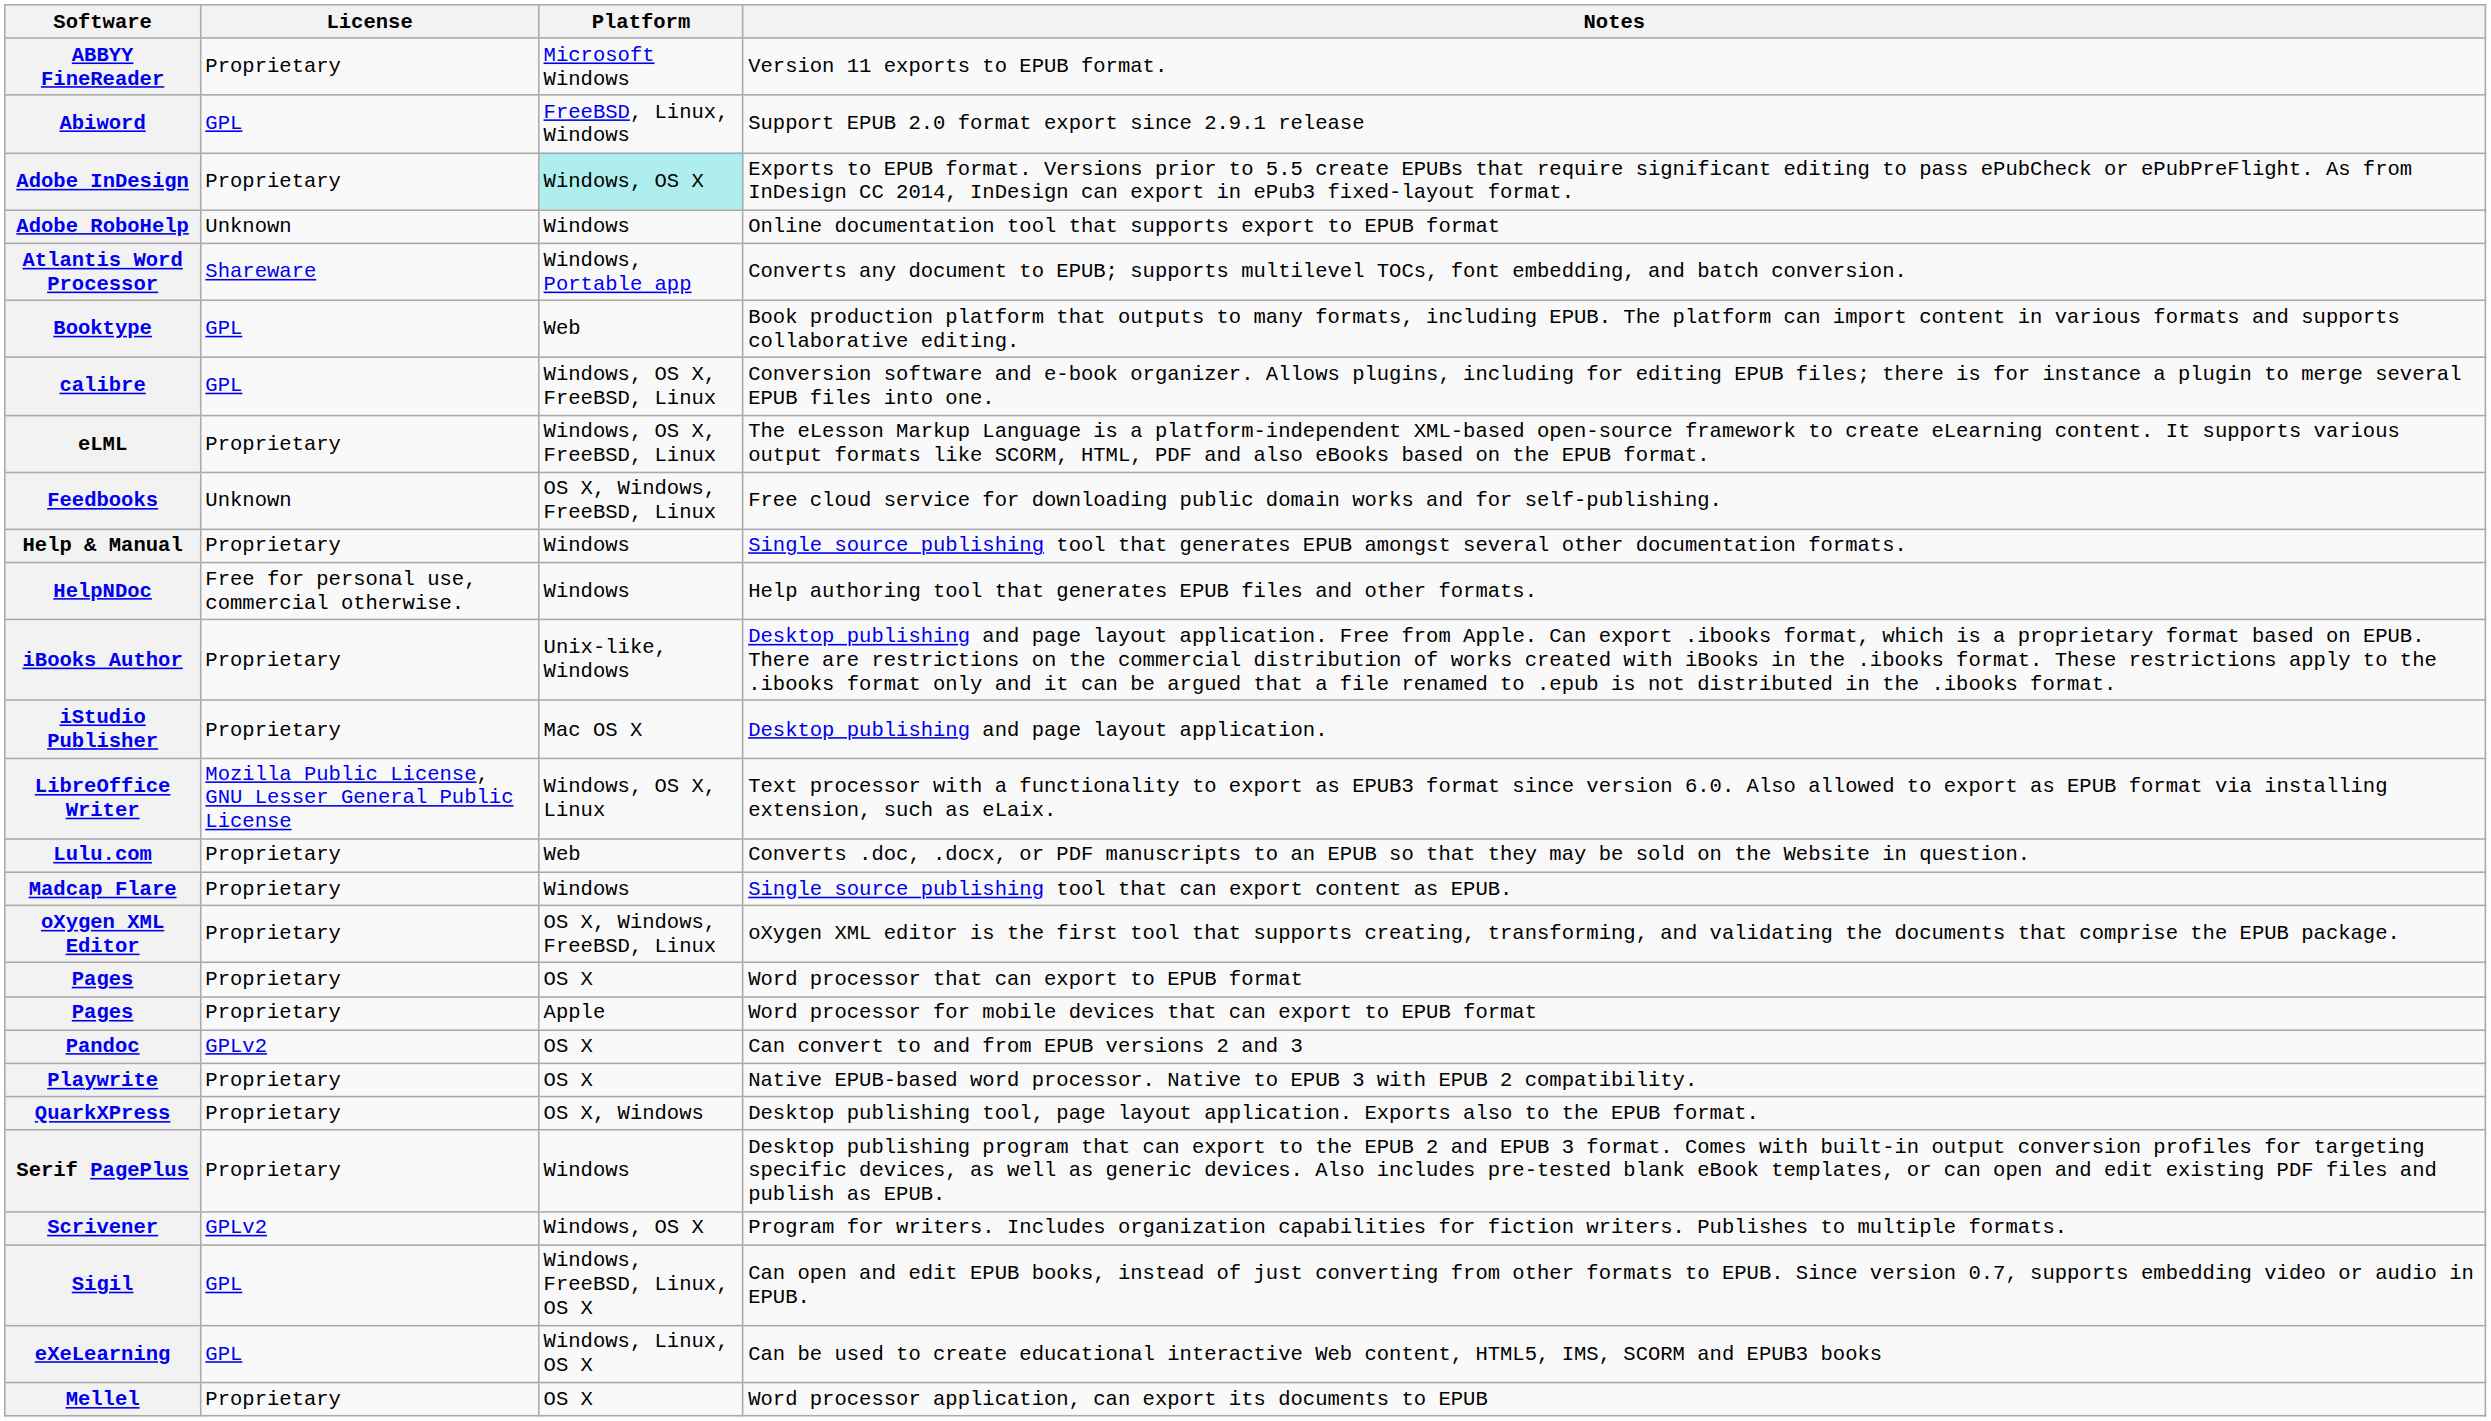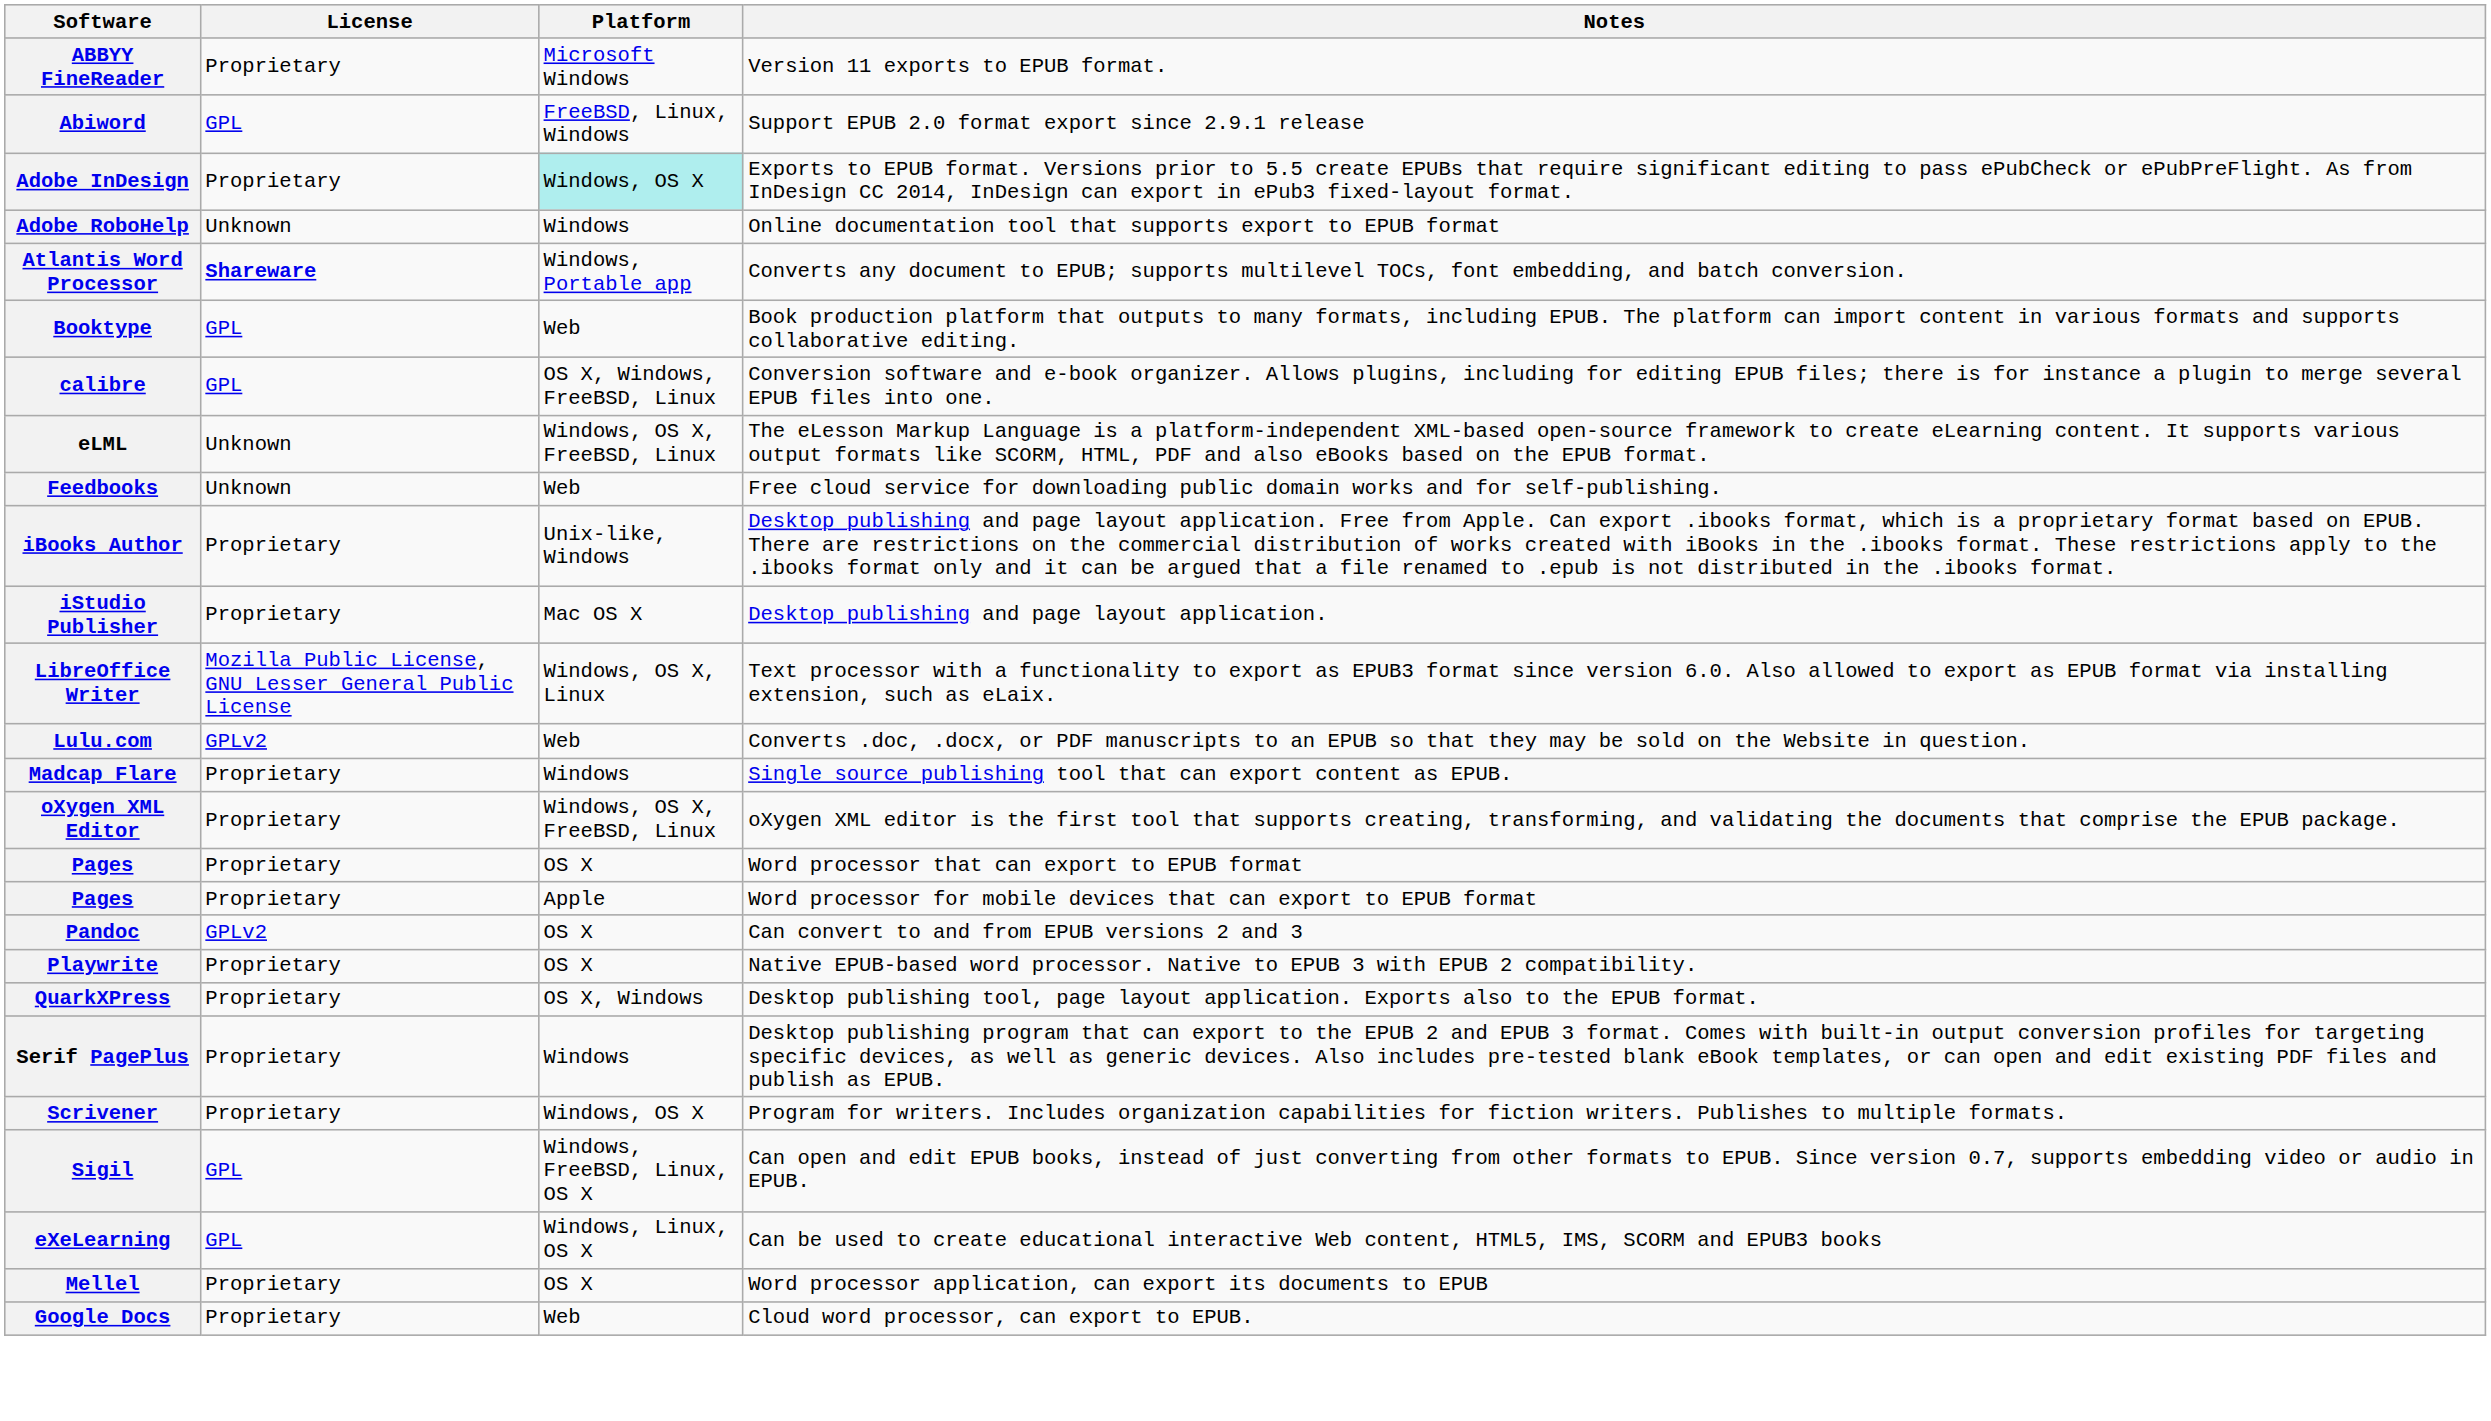(261, 272) normal -> (261, 272) bold
(630, 386) Windows, OS X, FreeBSD, Linux -> (630, 386) OS X, Windows, FreeBSD, Linux
(273, 443) Proprietary -> (248, 443) Unknown
(630, 501) OS X, Windows, FreeBSD, Linux -> (562, 489) Web
- row: (103, 546)
- row: (103, 591)
(273, 855) Proprietary -> (236, 741) GPLv2
(630, 934) OS X, Windows, FreeBSD, Linux -> (630, 820) Windows, OS X, FreeBSD, Linux
(236, 1228) GPLv2 -> (273, 1114) Proprietary
+ row: (103, 1319)
